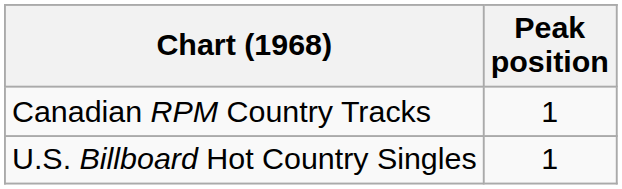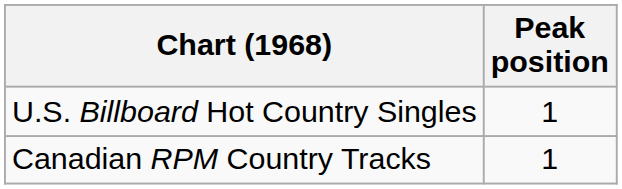rows swapped: (244, 159) <-> (221, 111)
